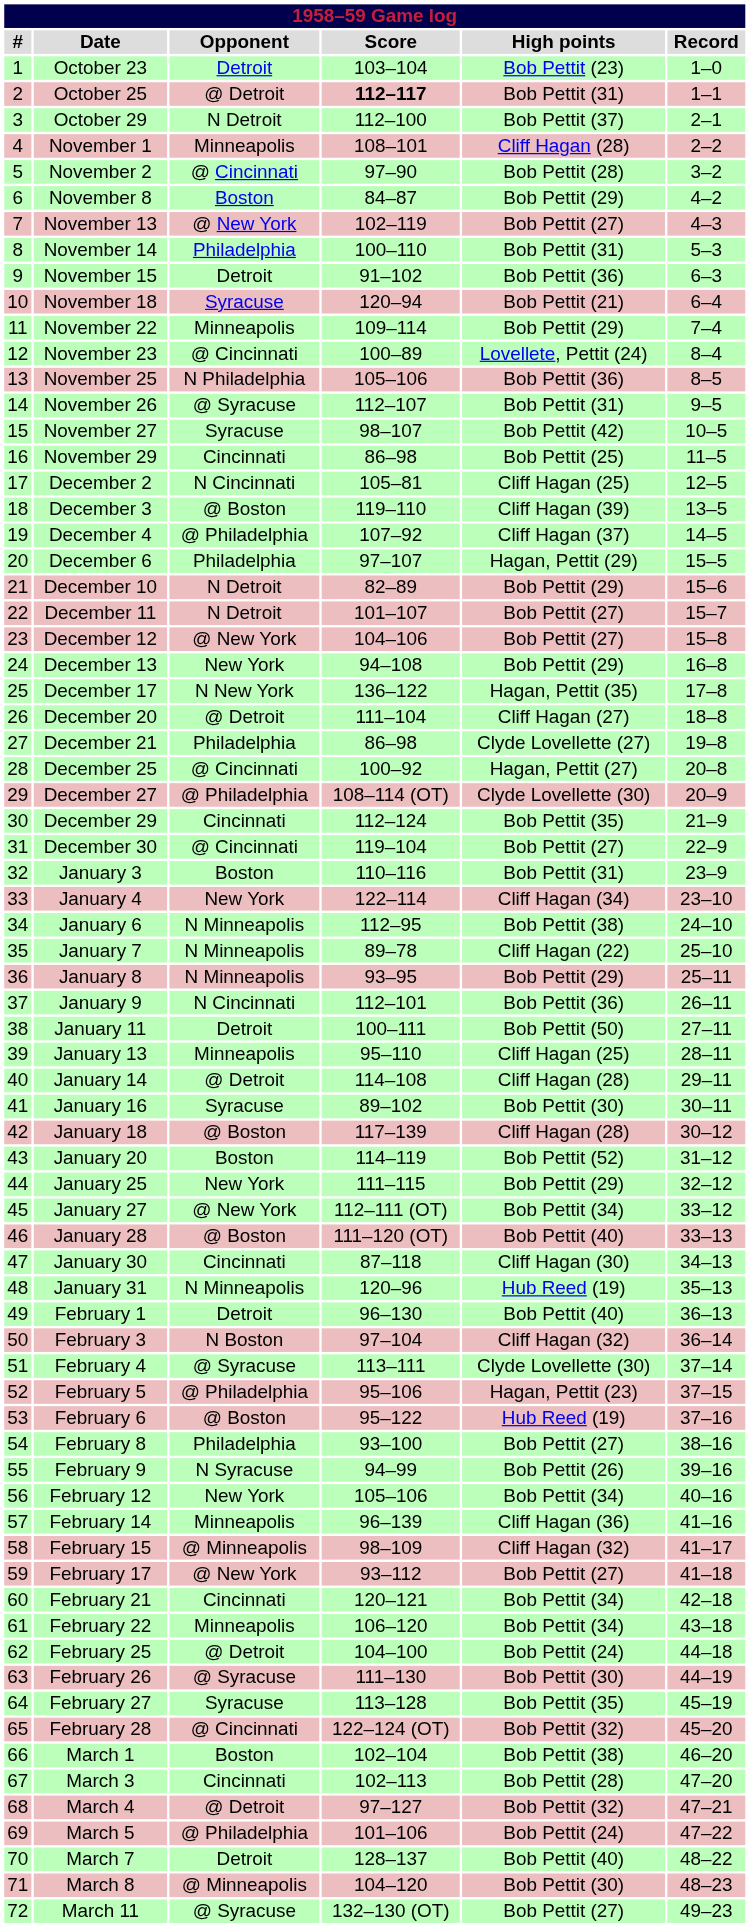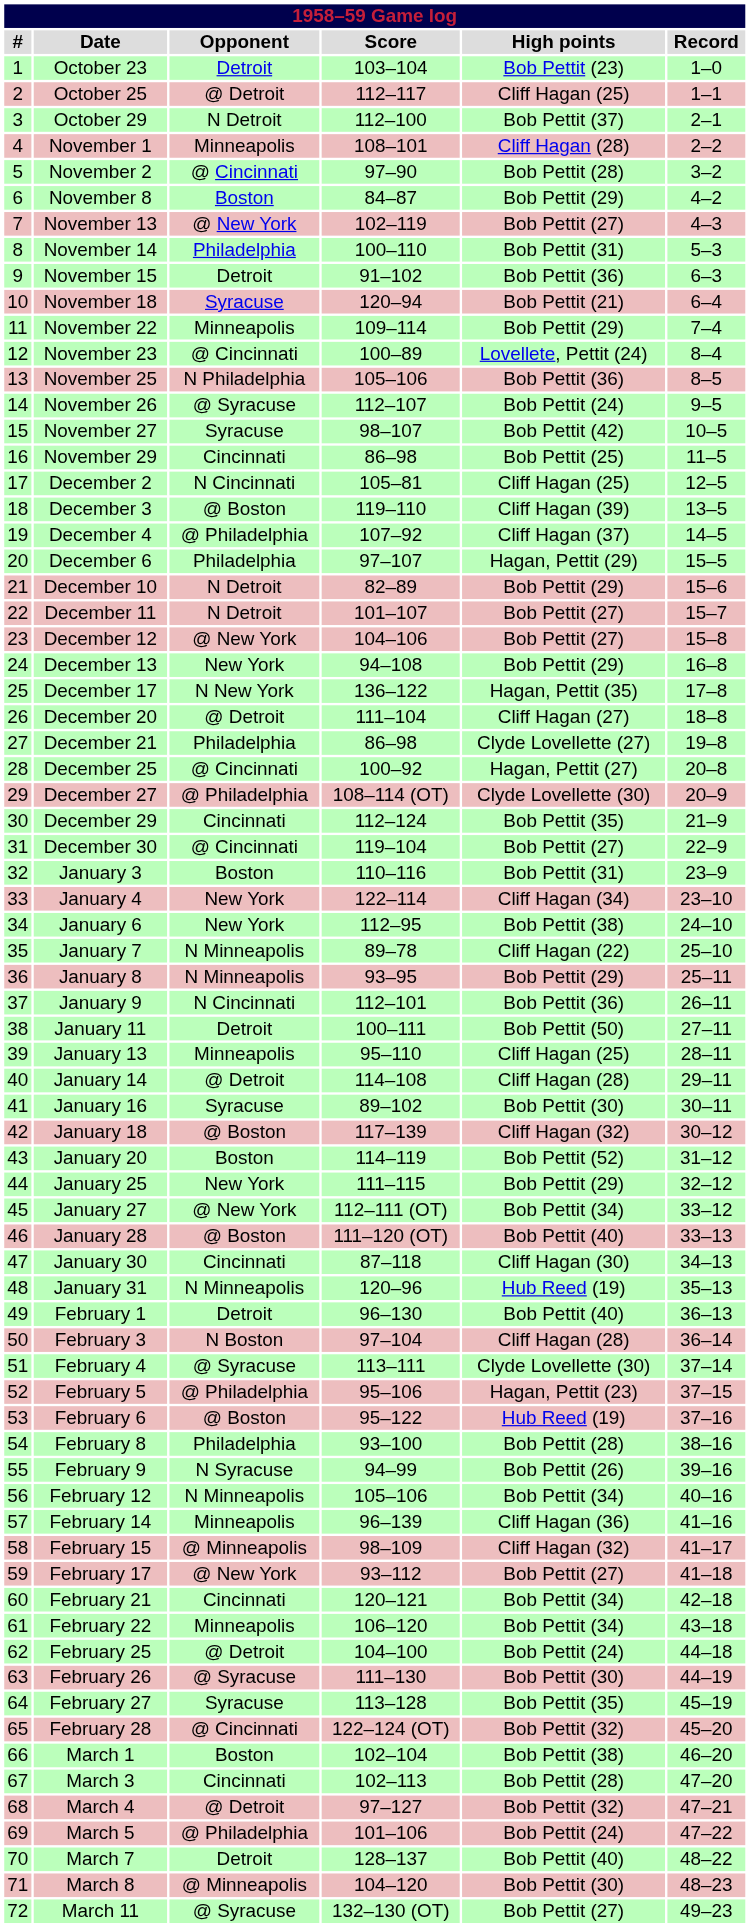(391, 93) bold -> (391, 93) normal
(564, 93) Bob Pettit (31) -> (564, 93) Cliff Hagan (25)
(564, 405) Bob Pettit (31) -> (564, 405) Bob Pettit (24)
(244, 924) N Minneapolis -> (244, 924) New York
(564, 1132) Cliff Hagan (28) -> (564, 1132) Cliff Hagan (32)
(564, 1340) Cliff Hagan (32) -> (564, 1340) Cliff Hagan (28)
(564, 1443) Bob Pettit (27) -> (564, 1443) Bob Pettit (28)
(244, 1495) New York -> (244, 1495) N Minneapolis
